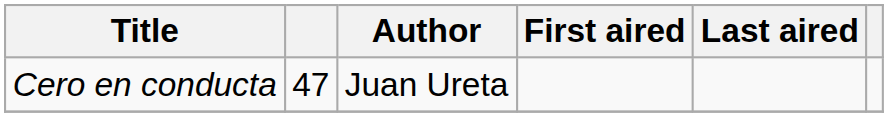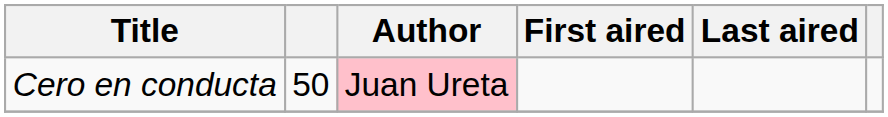(311, 84) 47 -> (311, 84) 50
(427, 84) no background -> (427, 84) pink background
